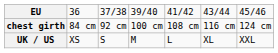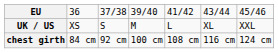rows swapped: (36, 40) <-> (36, 26)
